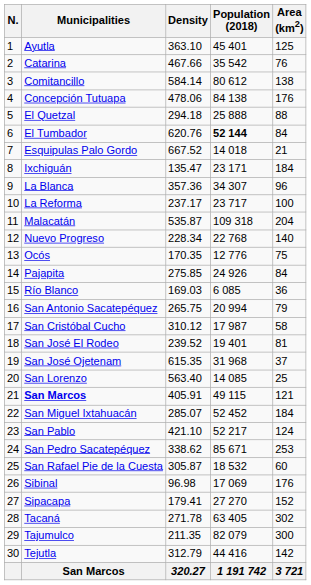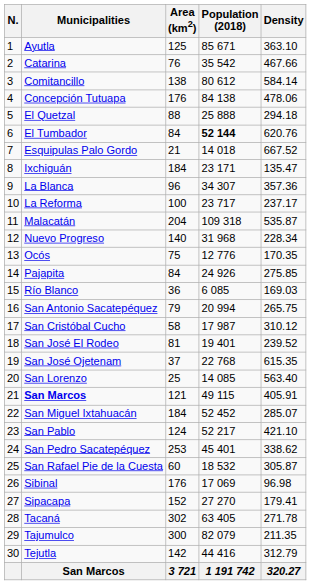columns swapped: (289, 20) <-> (188, 20)
(230, 46) 45 401 -> (218, 46) 85 671
(230, 238) 22 768 -> (218, 238) 31 968
(230, 361) 31 968 -> (218, 361) 22 768
(230, 448) 85 671 -> (218, 448) 45 401
